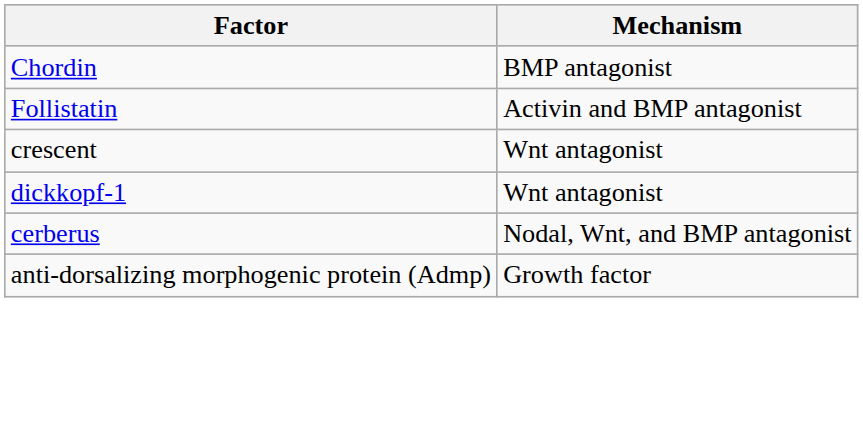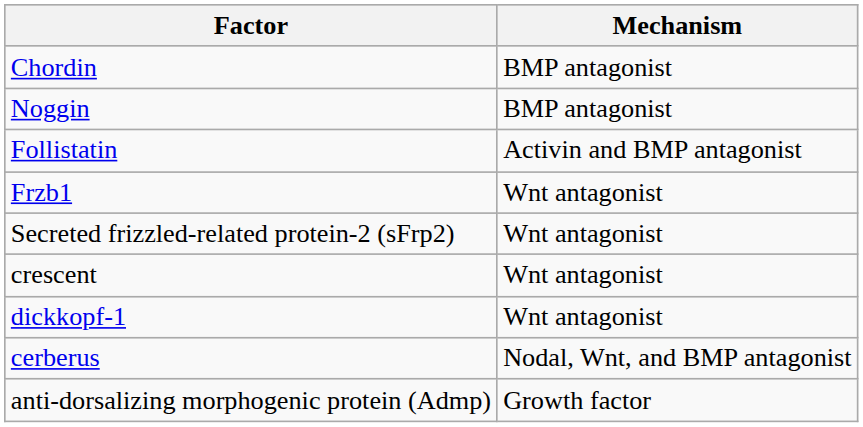+ row: (50, 108)
+ row: (41, 191)
+ row: (233, 233)
